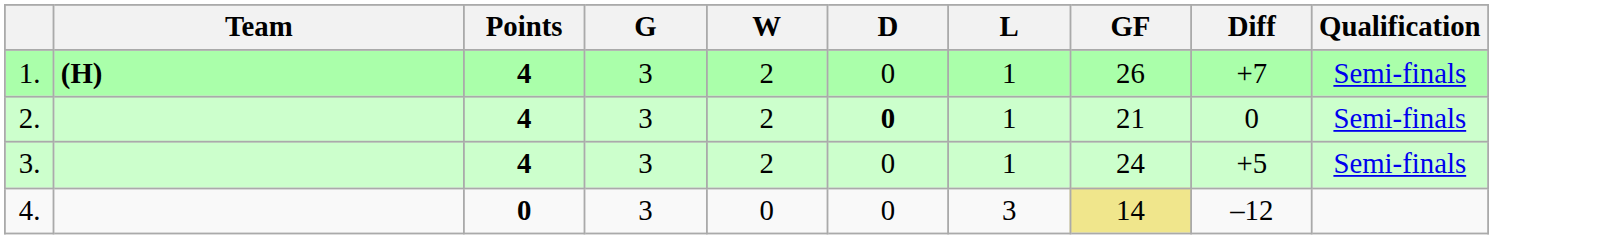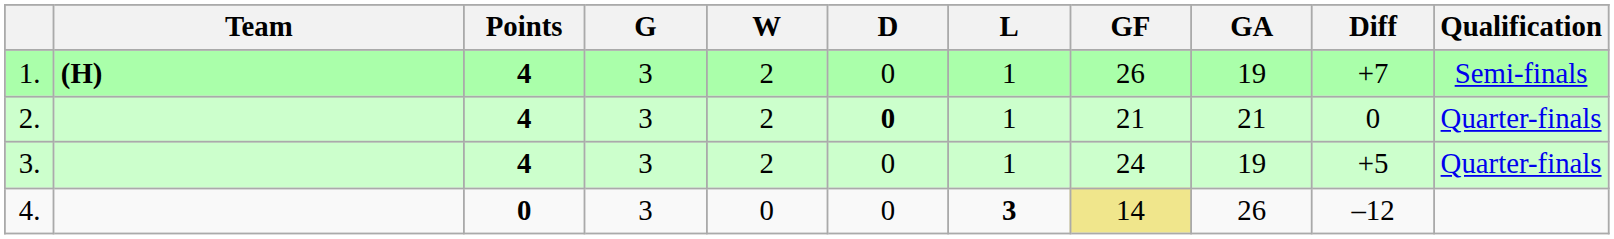+ column: (1252, 27)
(1400, 118) Semi-finals -> (1521, 118) Quarter-finals
(1400, 164) Semi-finals -> (1521, 164) Quarter-finals
(1009, 210) normal -> (1009, 210) bold
